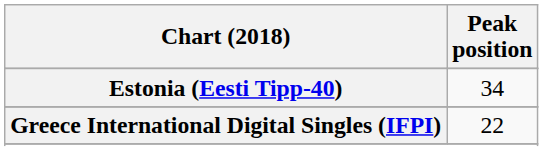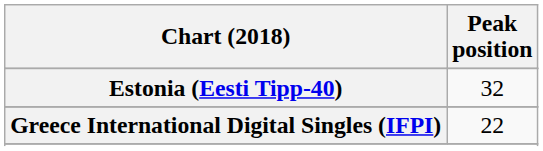(492, 87) 34 -> (492, 87) 32
